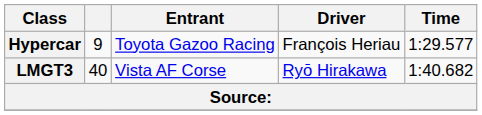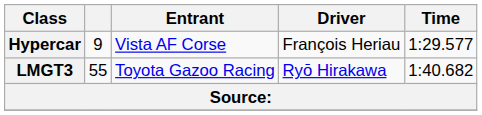(195, 45) Toyota Gazoo Racing -> (171, 45) Vista AF Corse
(98, 71) 40 -> (98, 71) 55
(171, 71) Vista AF Corse -> (195, 71) Toyota Gazoo Racing
